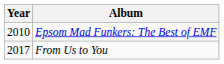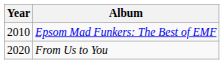(19, 50) 2017 -> (19, 50) 2020
